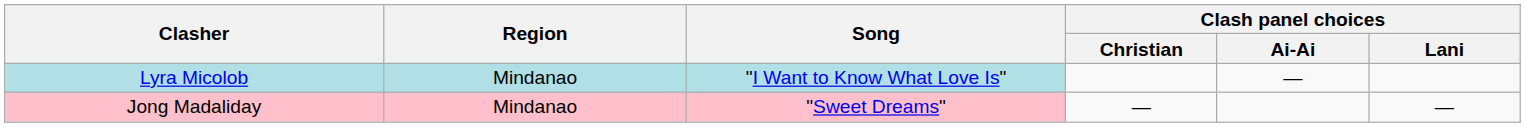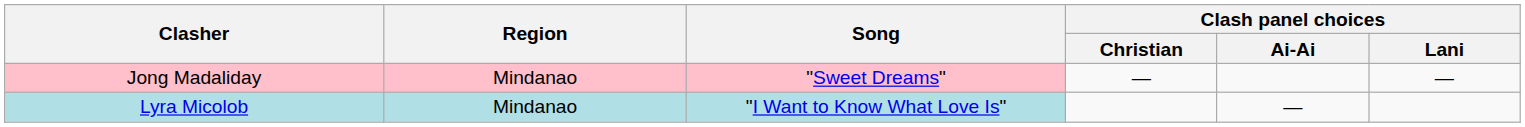rows swapped: (194, 107) <-> (194, 78)
